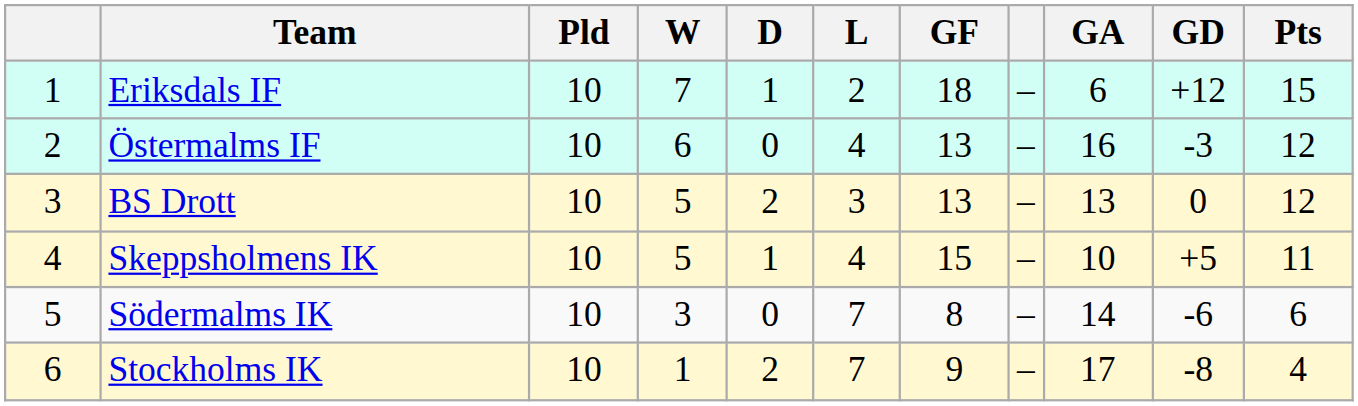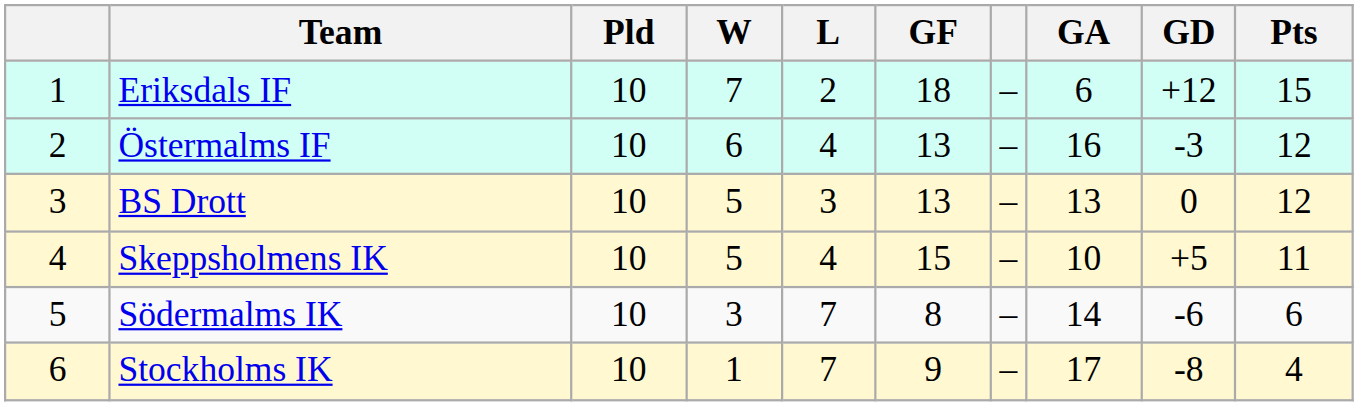- column: (770, 32)
